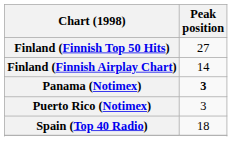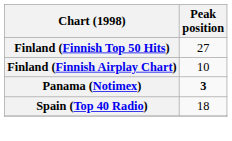(203, 67) 14 -> (203, 67) 10
- row: (92, 106)
